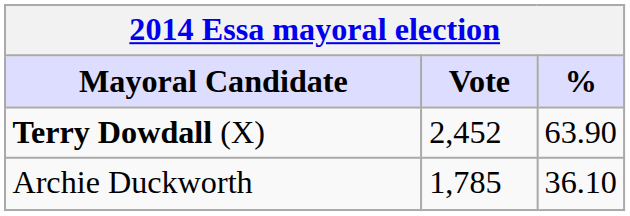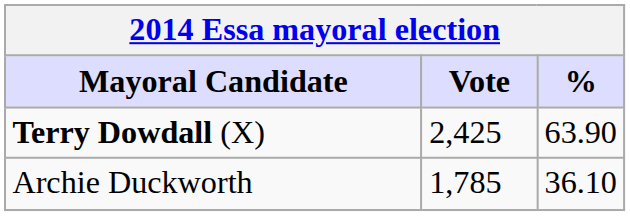(465, 132) 2,452 -> (465, 132) 2,425
